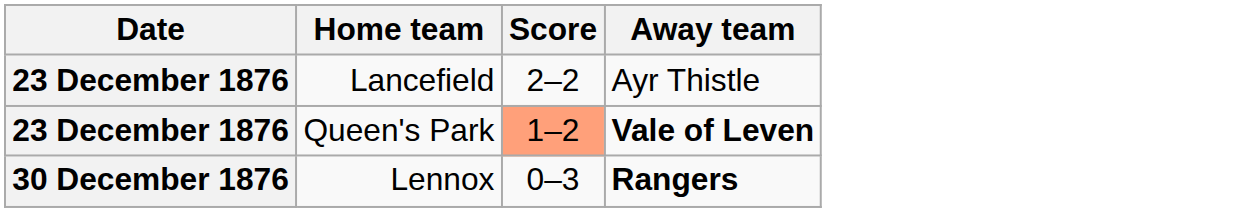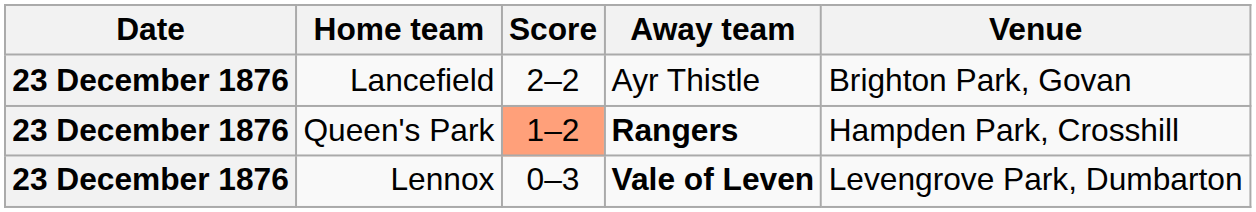+ column: (1036, 29)
(713, 130) Vale of Leven -> (675, 130) Rangers
(151, 180) 30 December 1876 -> (151, 180) 23 December 1876
(675, 180) Rangers -> (713, 180) Vale of Leven
